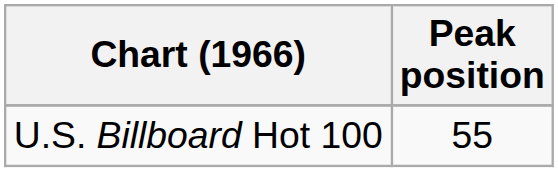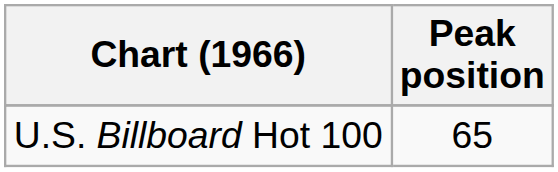(472, 135) 55 -> (472, 135) 65
